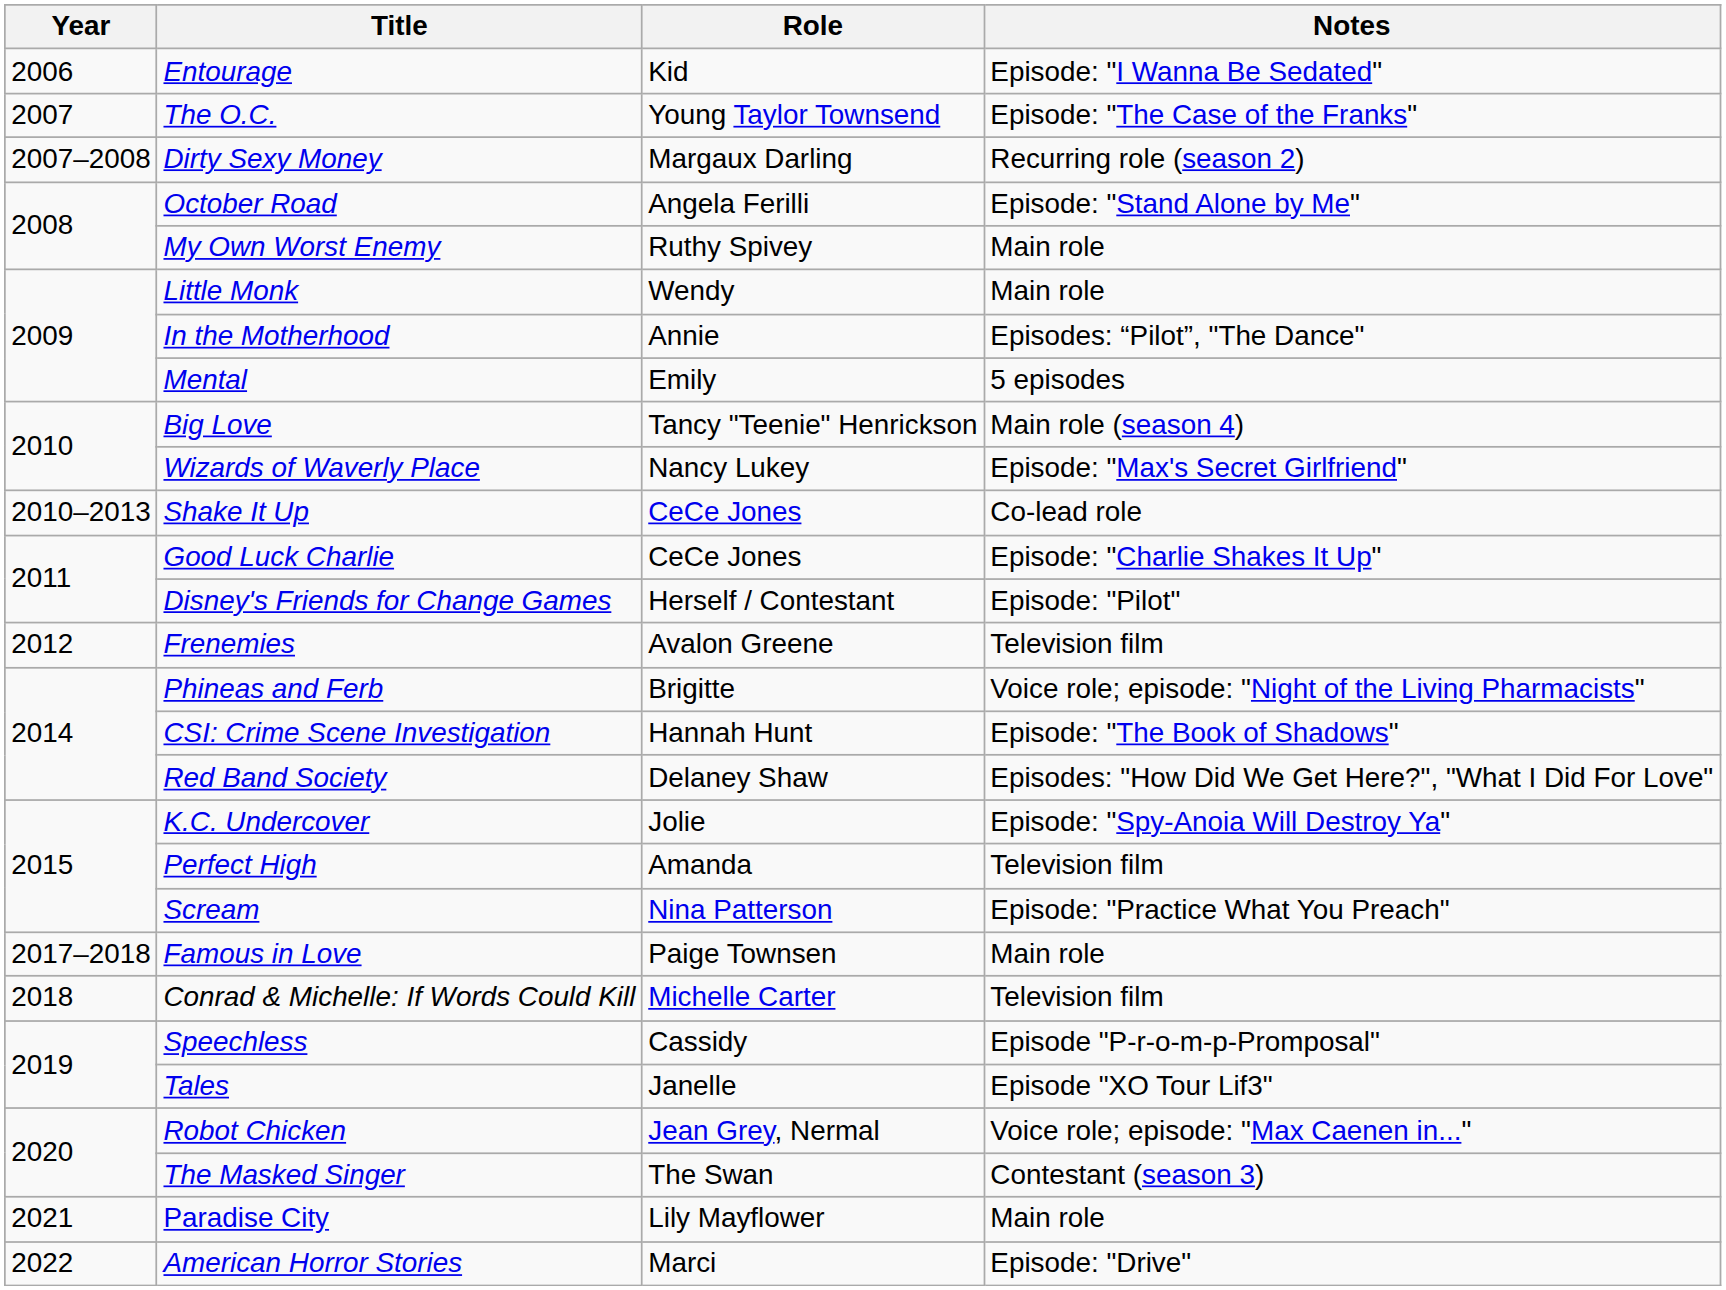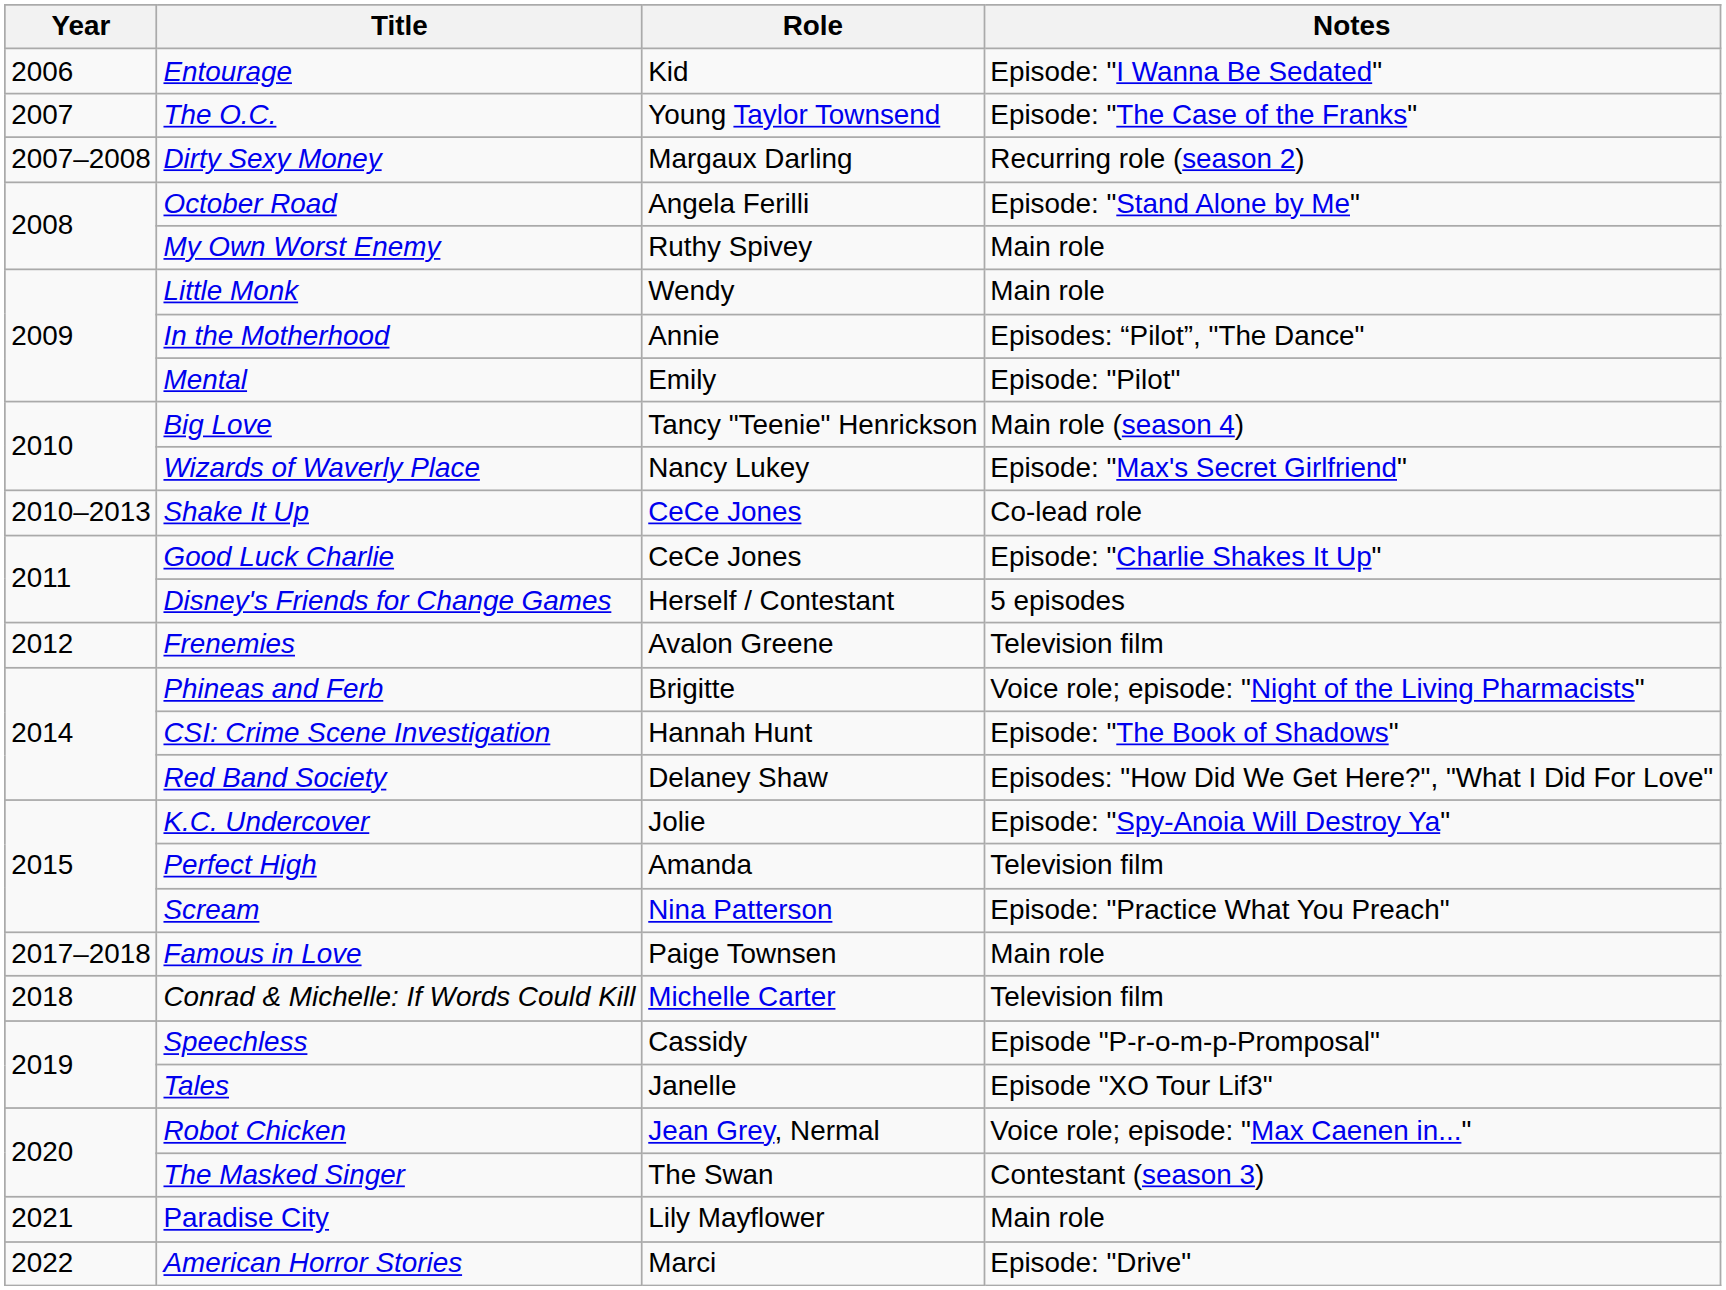(1058, 379) 5 episodes -> (1085, 379) Episode: "Pilot"
(1085, 600) Episode: "Pilot" -> (1058, 600) 5 episodes
